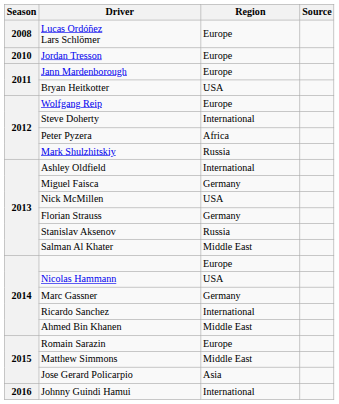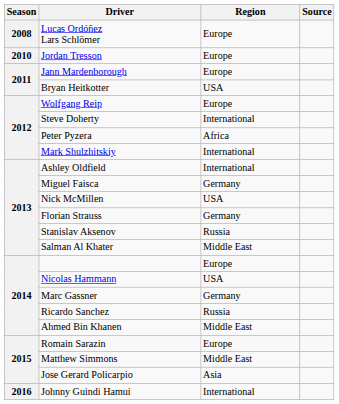(217, 151) Russia -> (229, 151) International
(229, 311) International -> (217, 311) Russia
